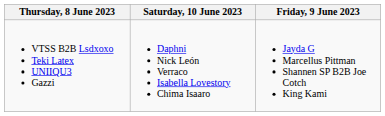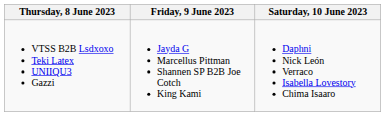columns swapped: (318, 12) <-> (193, 12)
